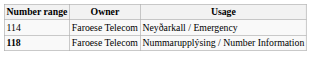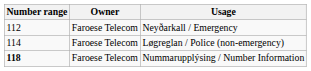(14, 27) 114 -> (14, 27) 112
+ row: (213, 43)
